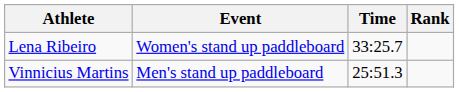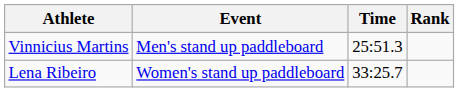rows swapped: (69, 73) <-> (52, 46)
